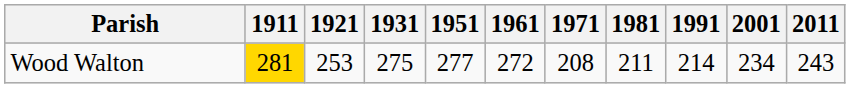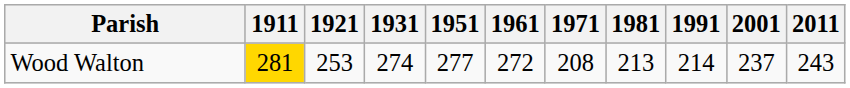(395, 62) 275 -> (395, 62) 274
(636, 62) 211 -> (636, 62) 213
(756, 62) 234 -> (756, 62) 237
